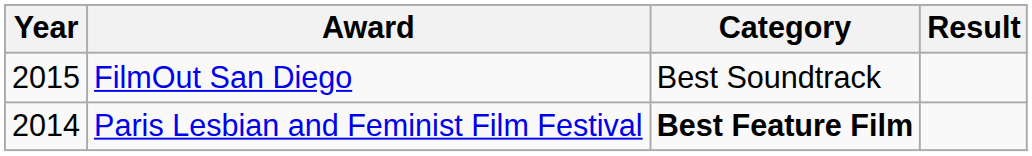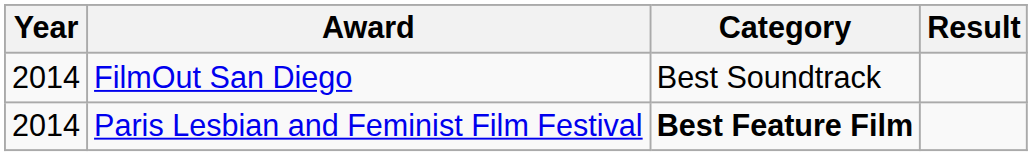(46, 77) 2015 -> (46, 77) 2014
